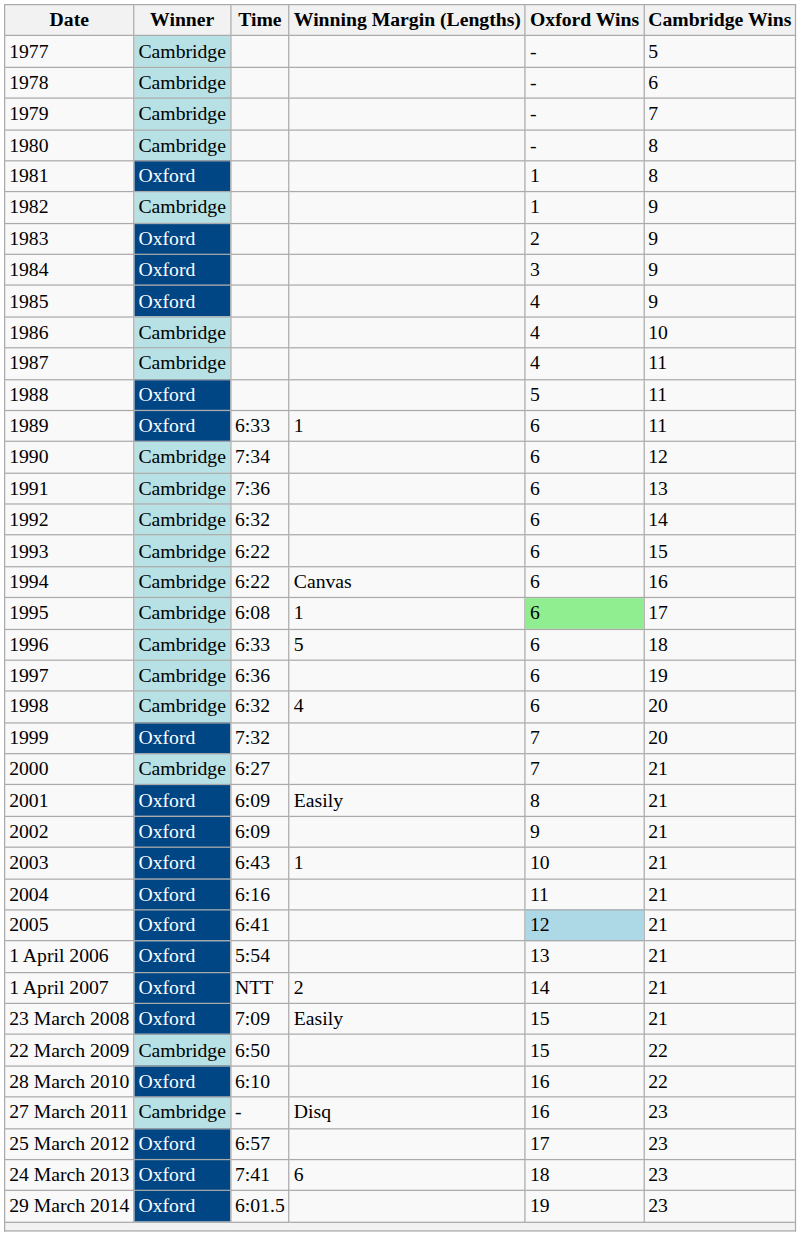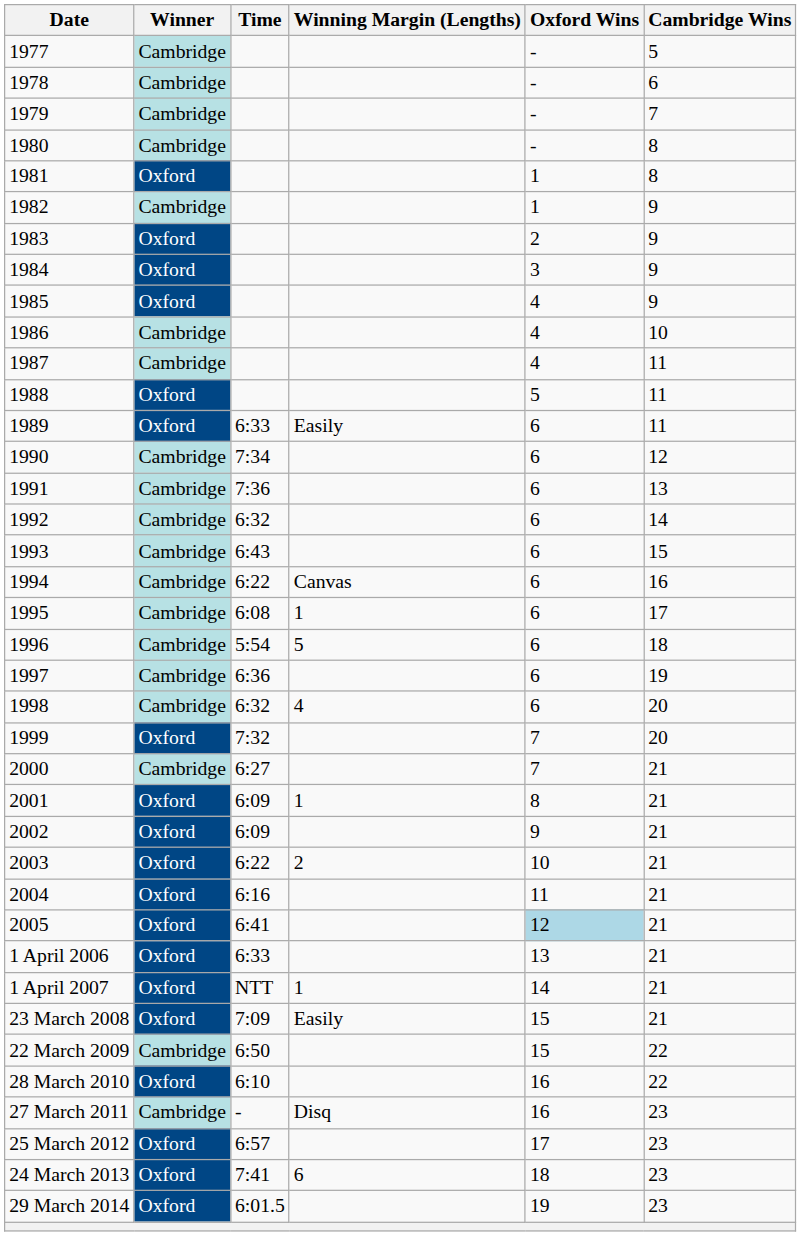(299, 425) 1 -> (318, 425) Easily
(252, 550) 6:22 -> (252, 550) 6:43
(535, 613) lightgreen background -> (535, 613) no background
(252, 644) 6:33 -> (252, 644) 5:54
(318, 800) Easily -> (299, 800) 1
(252, 862) 6:43 -> (252, 862) 6:22
(299, 862) 1 -> (299, 862) 2
(252, 956) 5:54 -> (252, 956) 6:33
(299, 987) 2 -> (299, 987) 1
